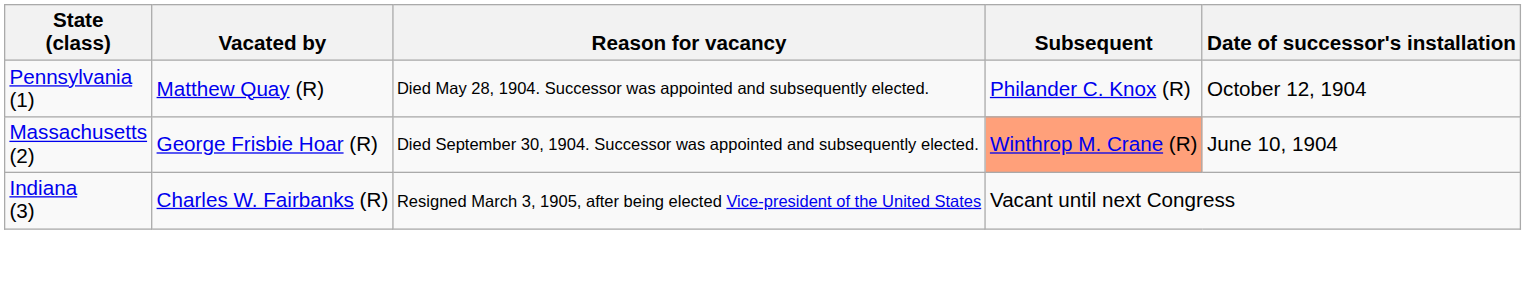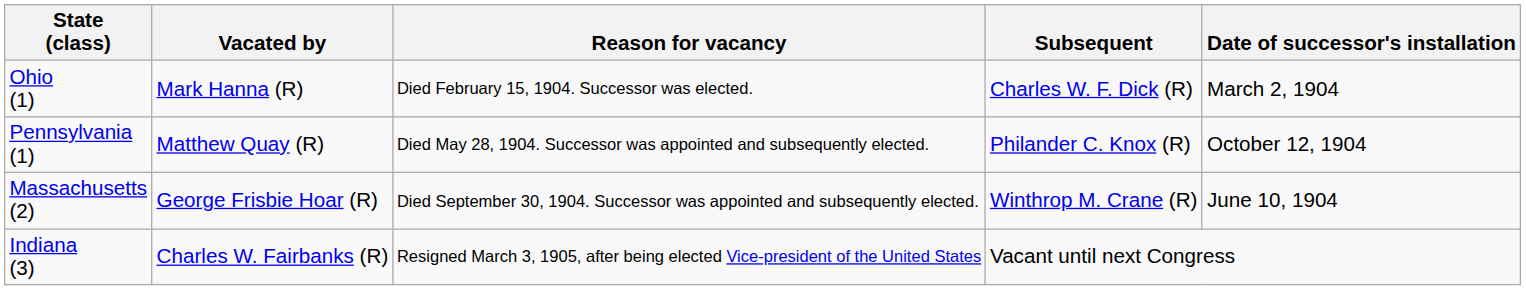+ row: (31, 88)
(1094, 144) lightsalmon background -> (1094, 200) no background
